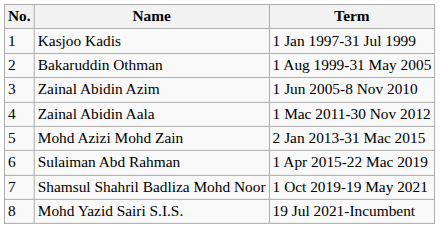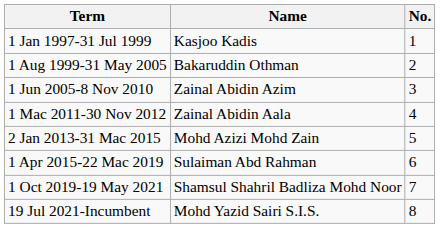columns swapped: (19, 16) <-> (352, 16)
